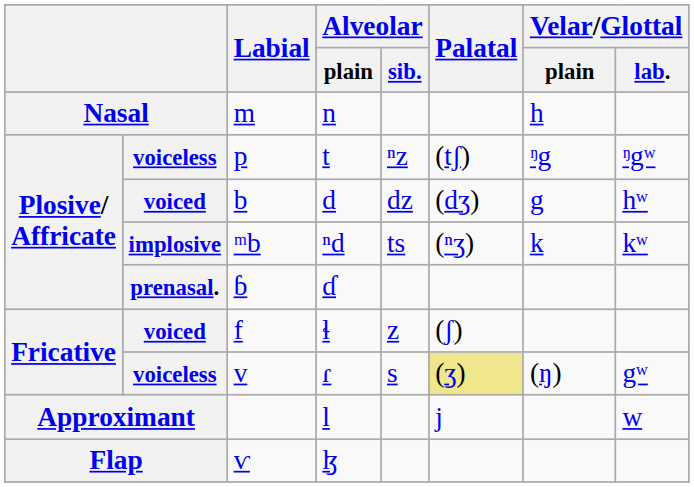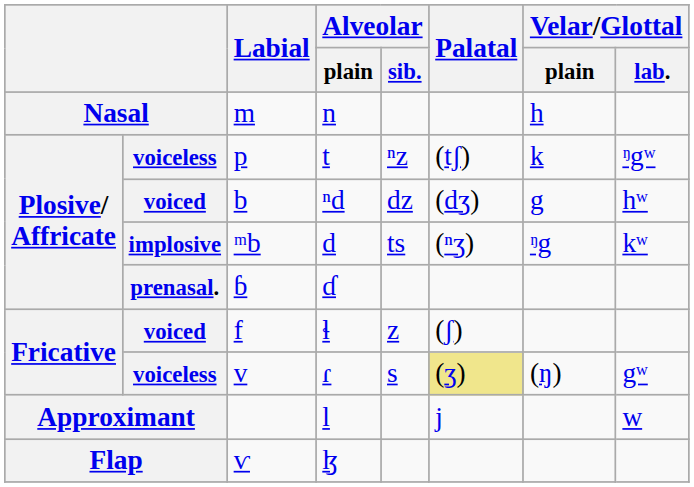(541, 156) ᵑg -> (537, 156) k
(329, 199) d -> (333, 199) ⁿd
(333, 243) ⁿd -> (329, 243) d
(537, 243) k -> (541, 243) ᵑg
